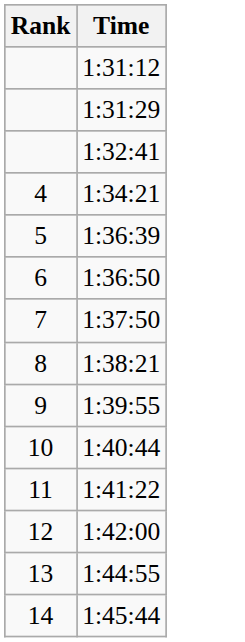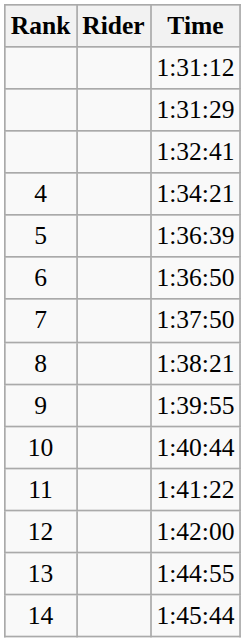+ column: (113, 25)
